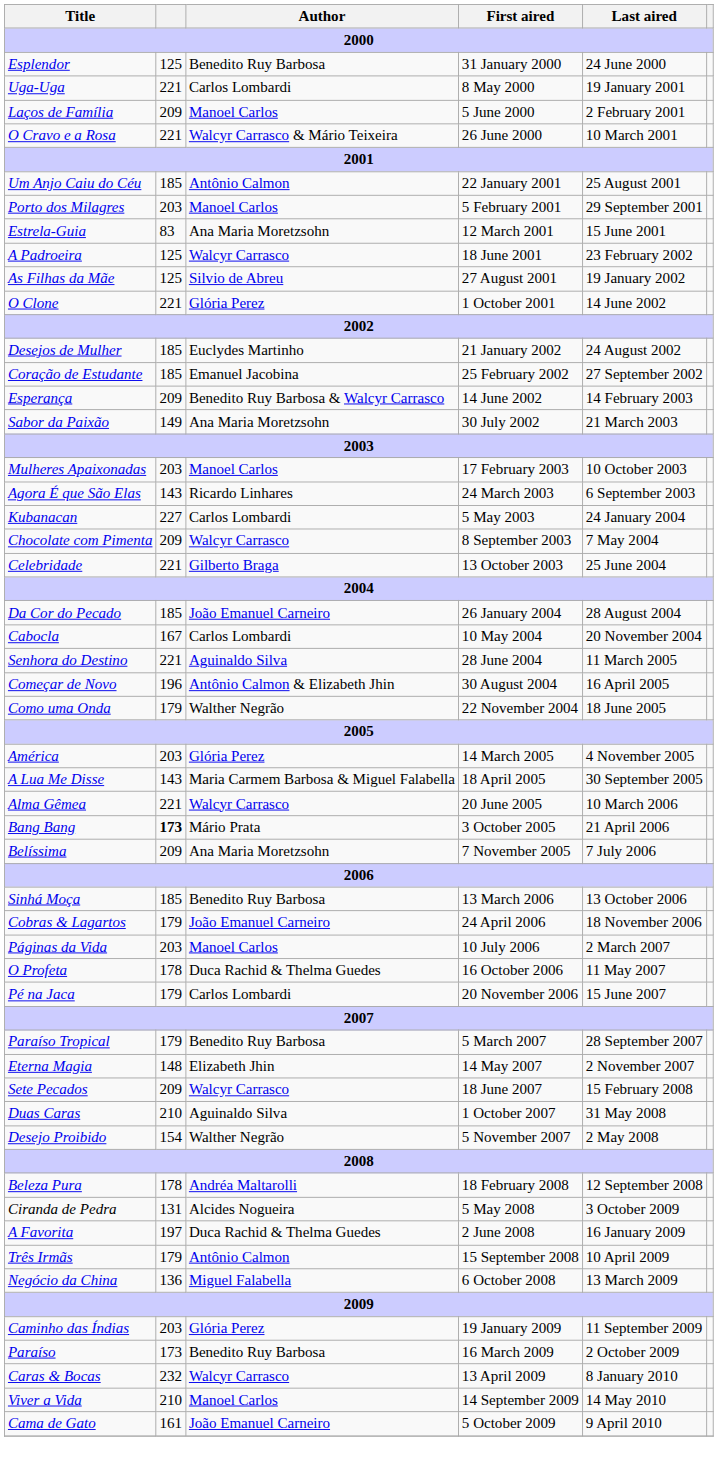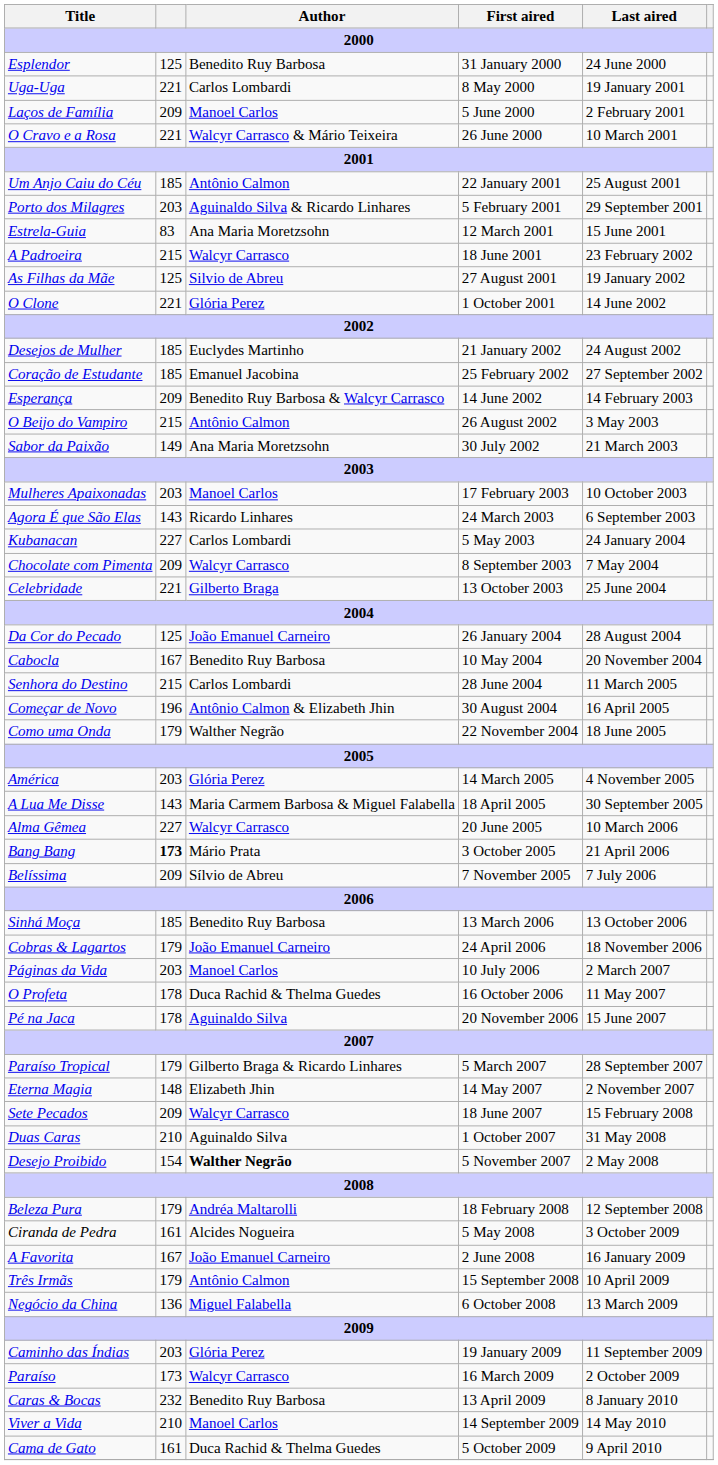(233, 207) Manoel Carlos -> (300, 207) Aguinaldo Silva & Ricardo Linhares
(171, 254) 125 -> (171, 254) 215
+ row: (68, 421)
(171, 612) 185 -> (171, 636) 125
(240, 636) Carlos Lombardi -> (257, 660) Benedito Ruy Barbosa
(171, 660) 221 -> (171, 684) 215
(238, 660) Aguinaldo Silva -> (240, 684) Carlos Lombardi
(171, 803) 221 -> (171, 827) 227
(259, 851) Ana Maria Moretzsohn -> (236, 875) Sílvio de Abreu
(171, 994) 179 -> (171, 1018) 178
(240, 994) Carlos Lombardi -> (238, 1018) Aguinaldo Silva
(257, 1042) Benedito Ruy Barbosa -> (295, 1065) Gilberto Braga & Ricardo Linhares
(237, 1137) normal -> (240, 1161) bold
(171, 1185) 178 -> (171, 1209) 179
(171, 1209) 131 -> (171, 1232) 161
(171, 1232) 197 -> (171, 1256) 167
(285, 1232) Duca Rachid & Thelma Guedes -> (259, 1256) João Emanuel Carneiro
(257, 1352) Benedito Ruy Barbosa -> (239, 1376) Walcyr Carrasco
(239, 1376) Walcyr Carrasco -> (257, 1399) Benedito Ruy Barbosa
(259, 1423) João Emanuel Carneiro -> (285, 1447) Duca Rachid & Thelma Guedes
